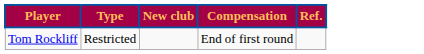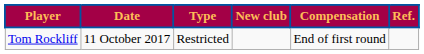+ column: (127, 16)
